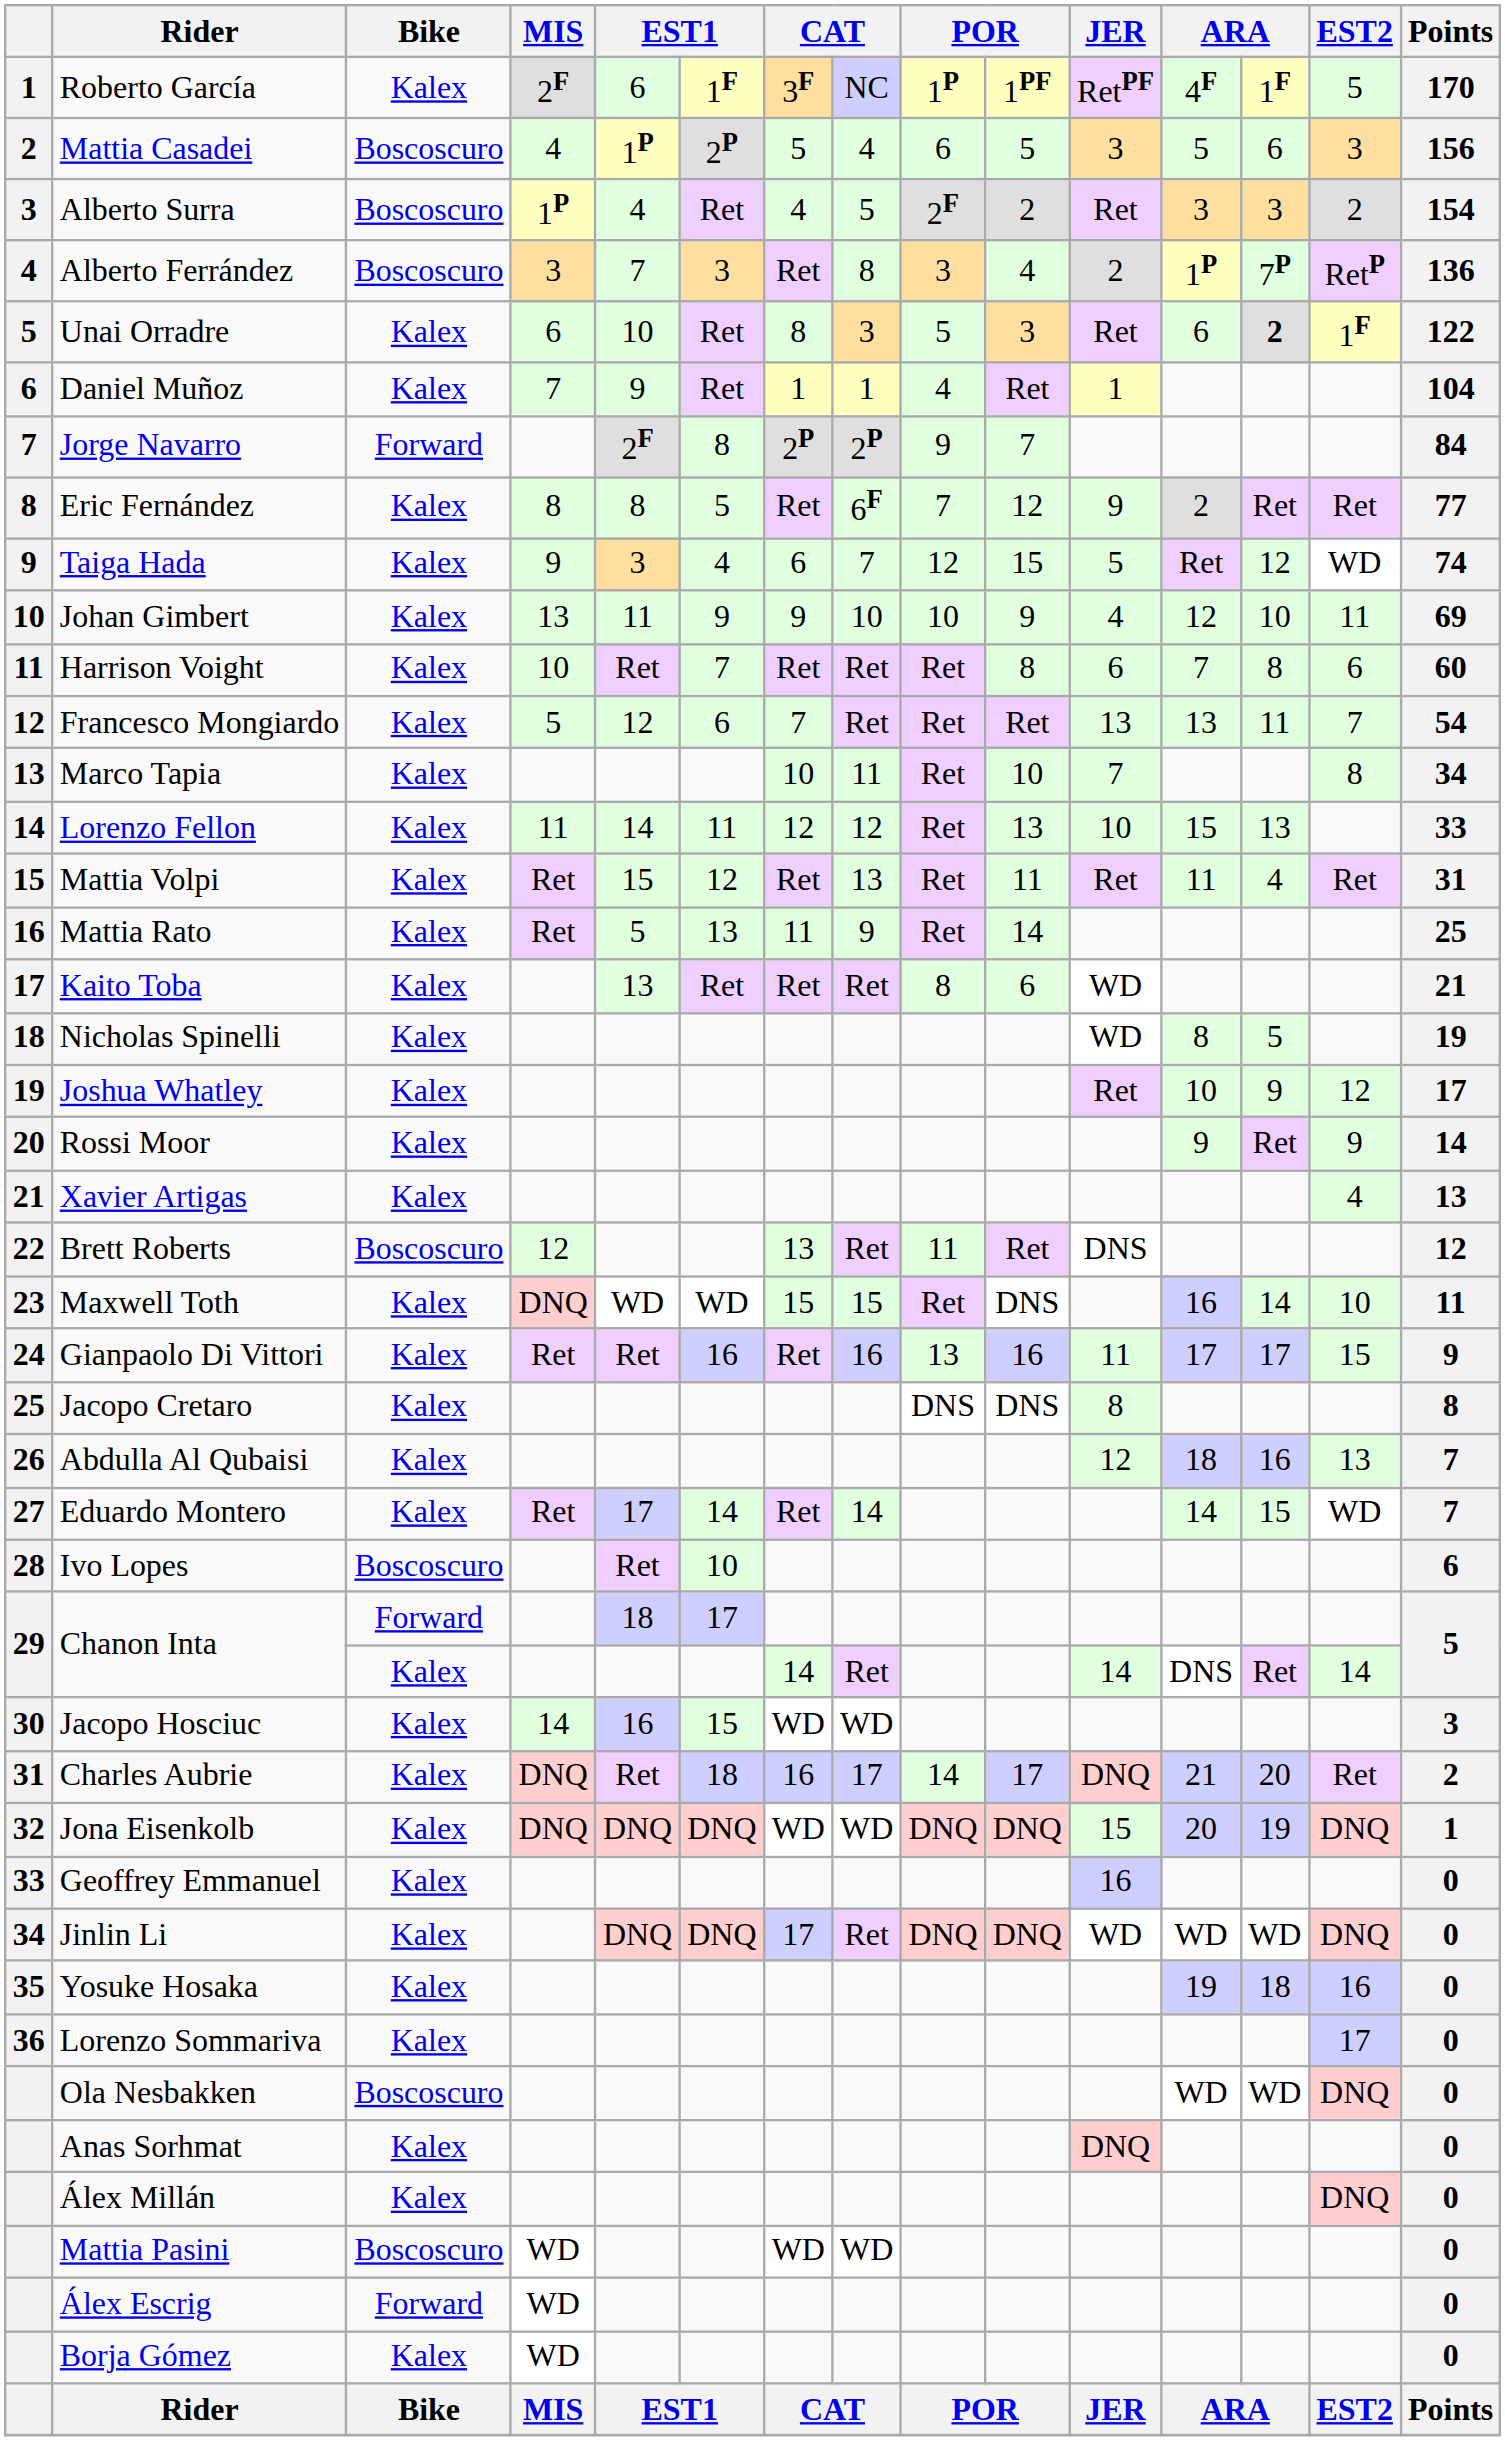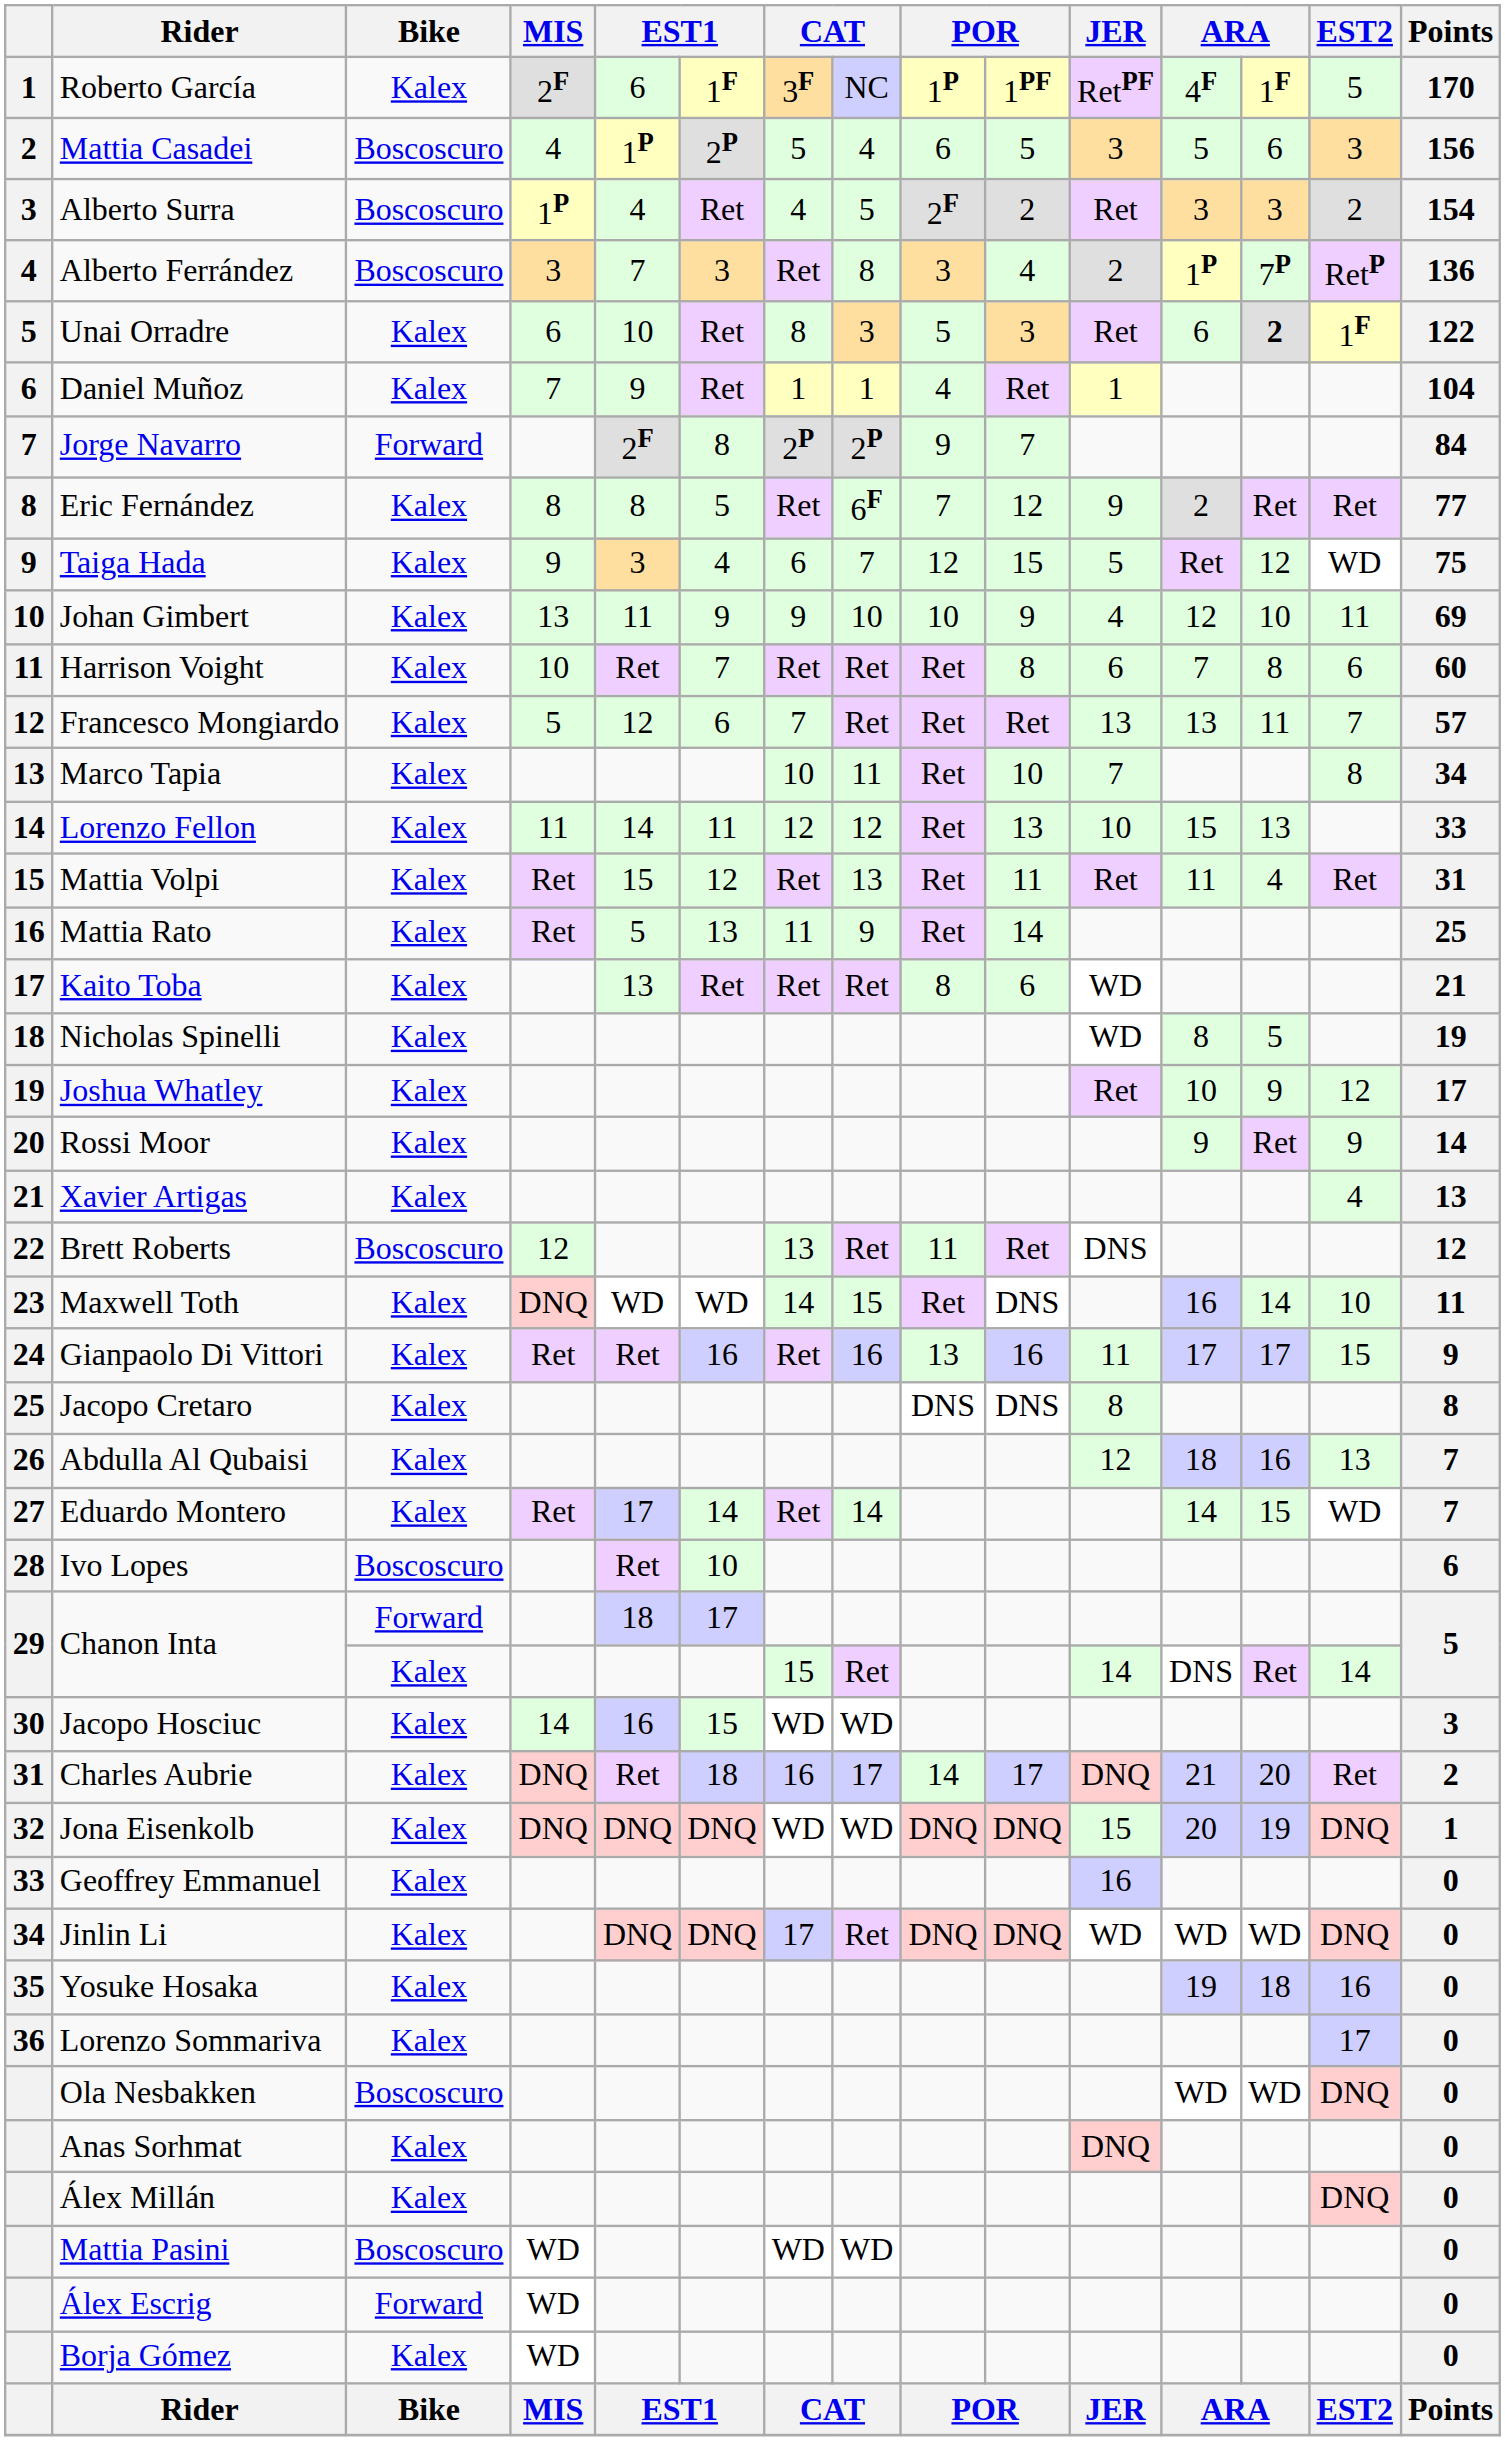(1451, 563) 74 -> (1451, 563) 75
(1451, 721) 54 -> (1451, 721) 57
(798, 1301) 15 -> (798, 1301) 14
(798, 1670) 14 -> (798, 1670) 15
